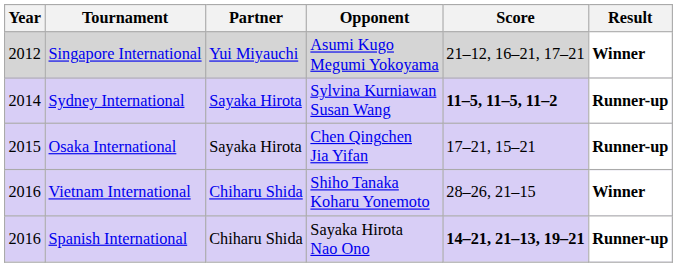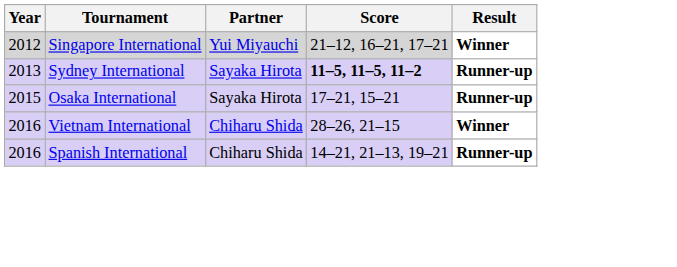- column: (375, 18)
(25, 100) 2014 -> (25, 71) 2013
(515, 238) bold -> (379, 152) normal
